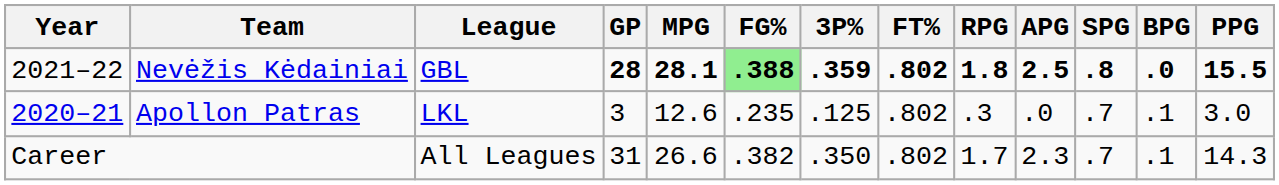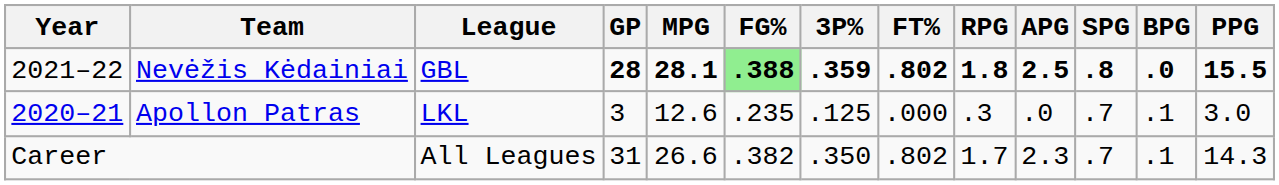(916, 114) .802 -> (916, 114) .000
